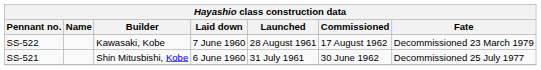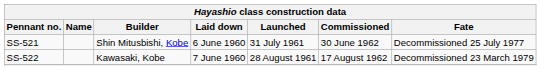rows swapped: (23, 58) <-> (23, 42)
